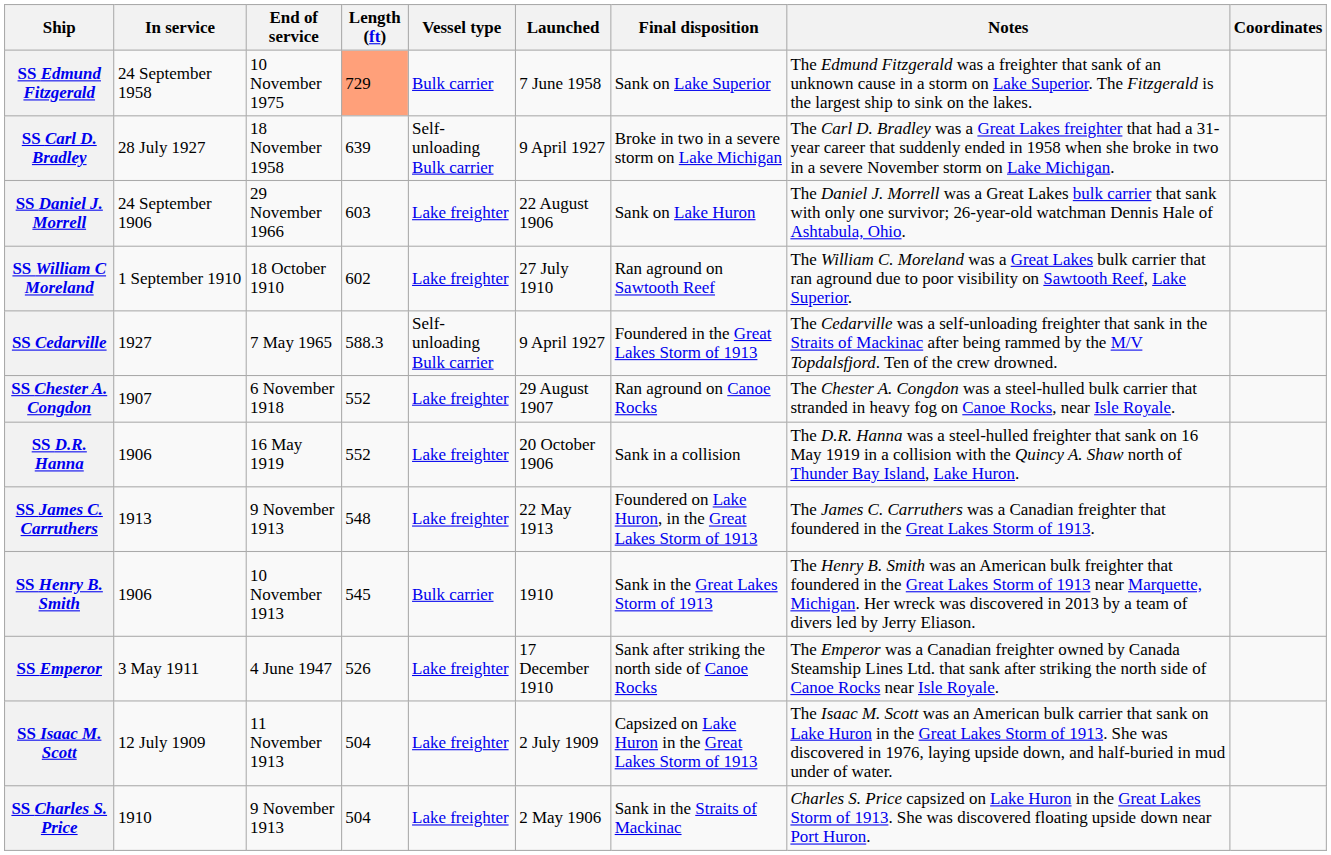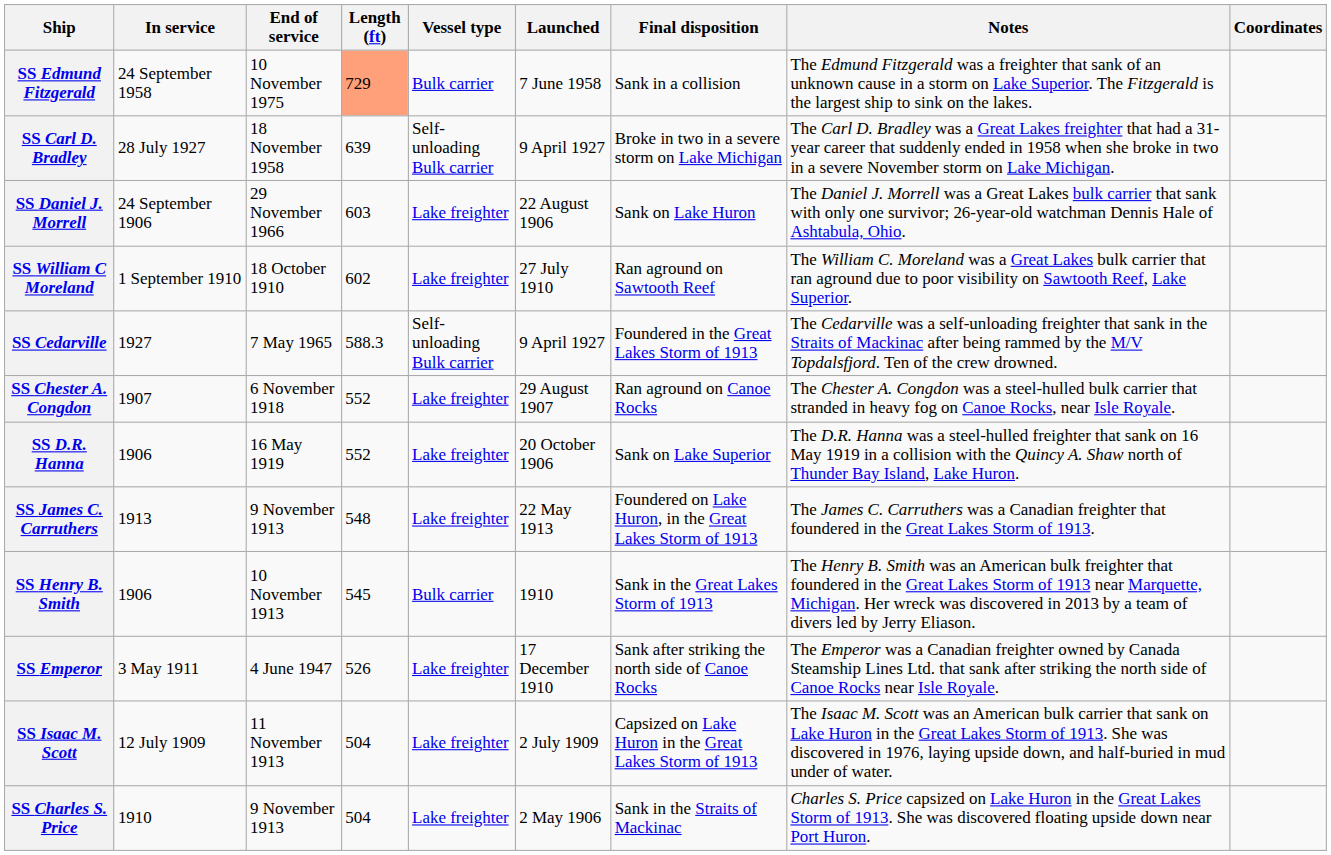(693, 83) Sank on Lake Superior -> (678, 83) Sank in a collision
(678, 454) Sank in a collision -> (693, 454) Sank on Lake Superior
